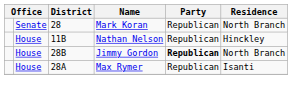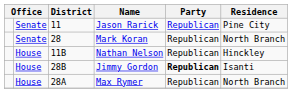+ row: (127, 25)
(254, 53) North Branch -> (239, 67) Isanti
(239, 67) Isanti -> (254, 81) North Branch
